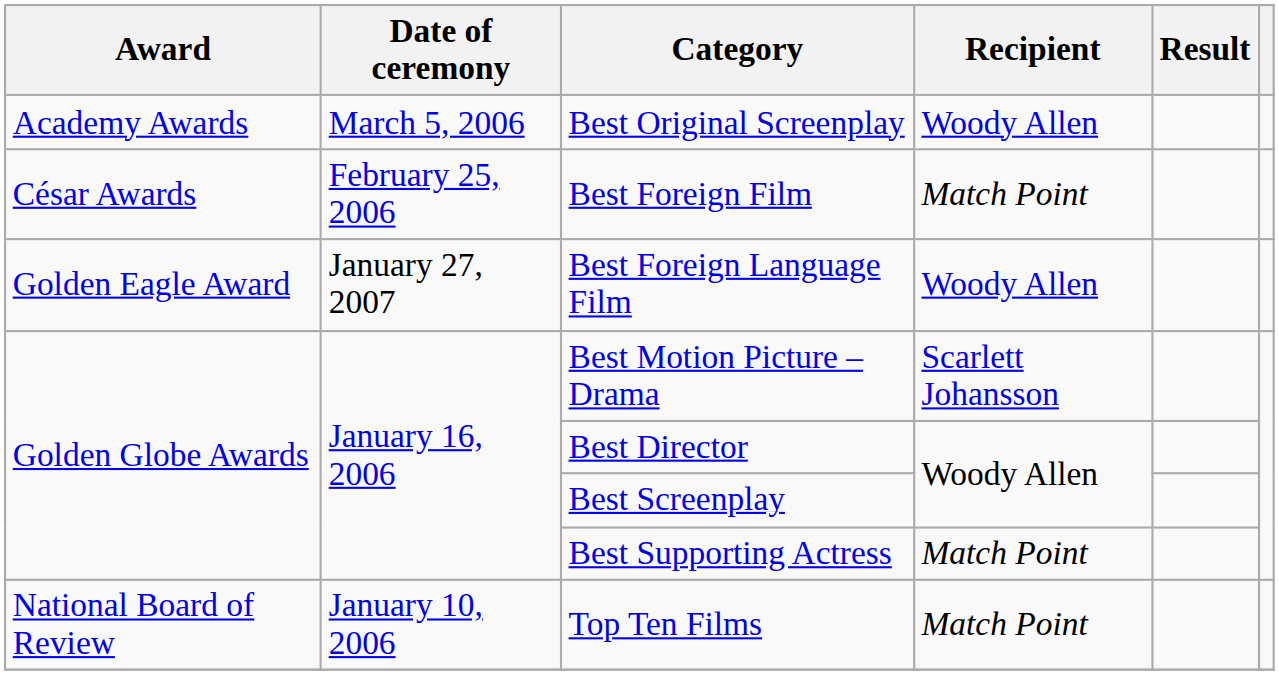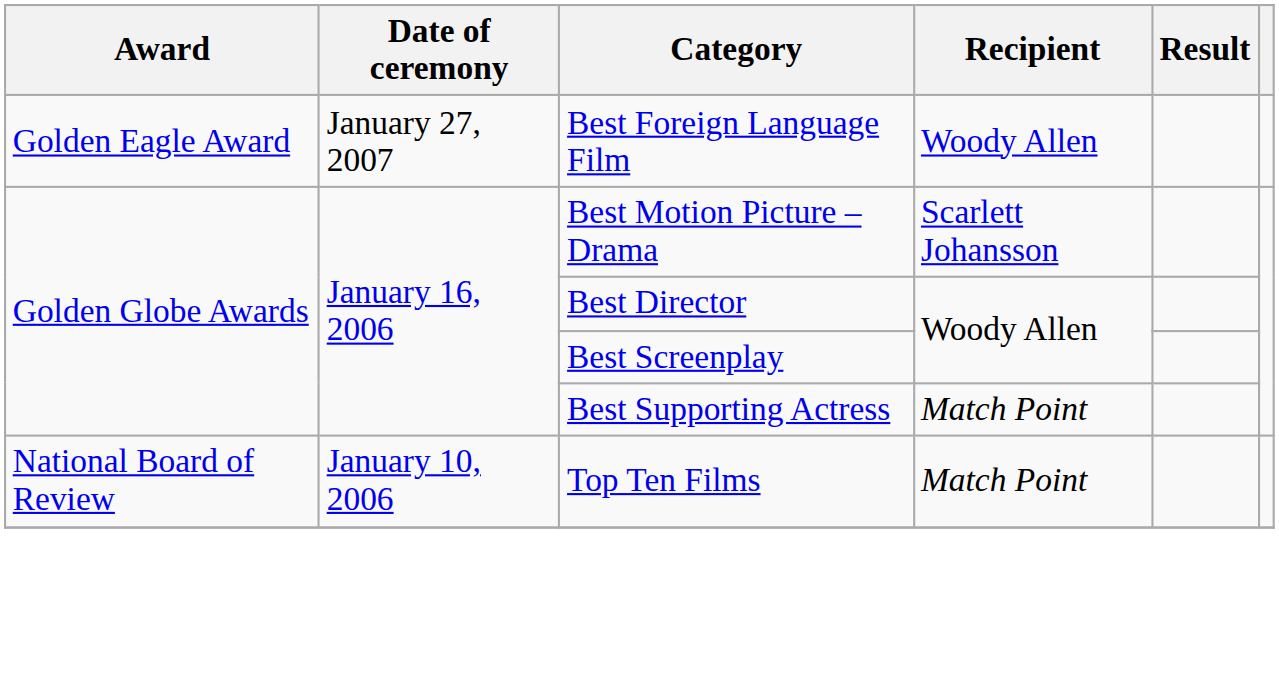- row: (737, 121)
- row: (690, 193)
